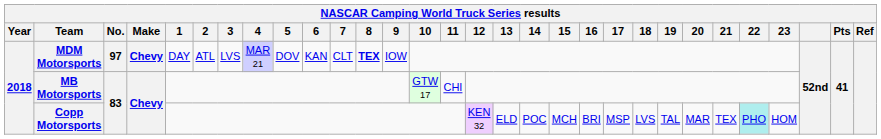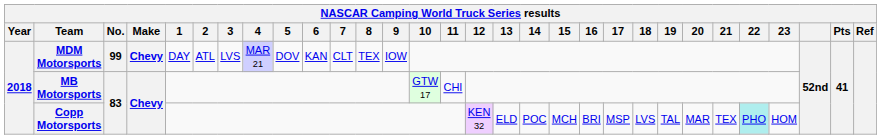(116, 56) 97 -> (116, 56) 99
(369, 56) bold -> (369, 56) normal
